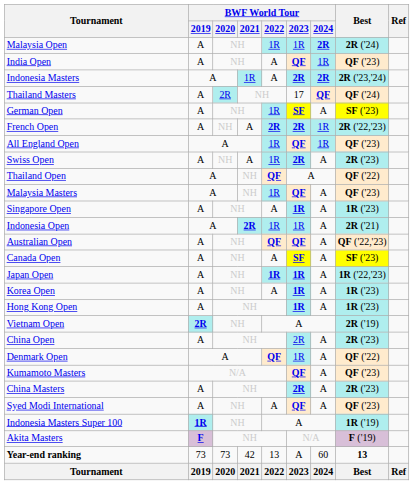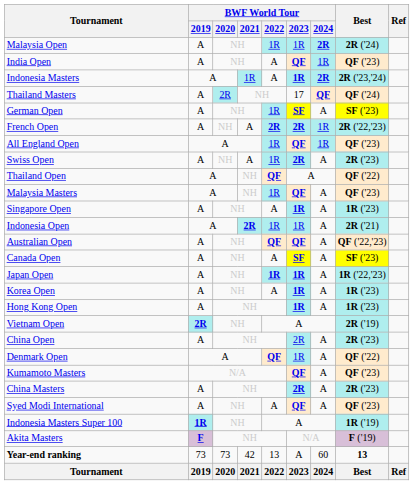(299, 78) 2R -> (299, 78) 1R
